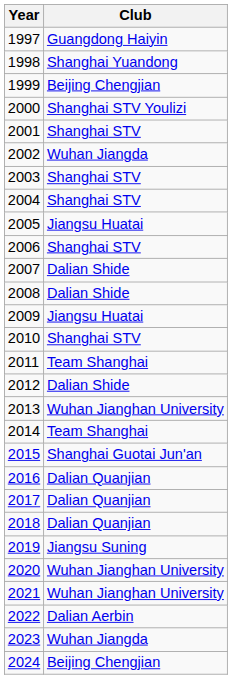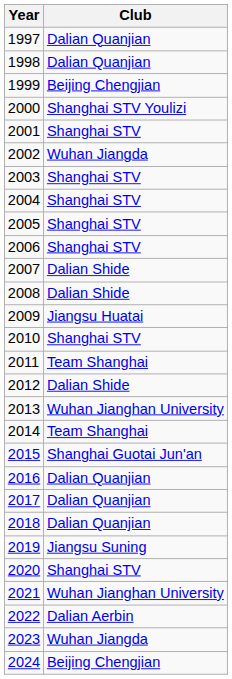(107, 39) Guangdong Haiyin -> (99, 39) Dalian Quanjian
(112, 62) Shanghai Yuandong -> (99, 62) Dalian Quanjian
(95, 223) Jiangsu Huatai -> (94, 223) Shanghai STV
(135, 570) Wuhan Jianghan University -> (94, 570) Shanghai STV
